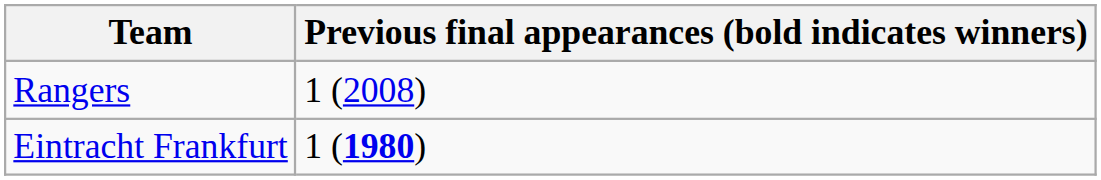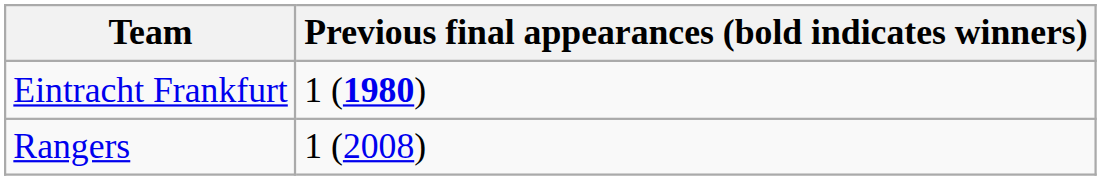rows swapped: (151, 145) <-> (72, 89)
